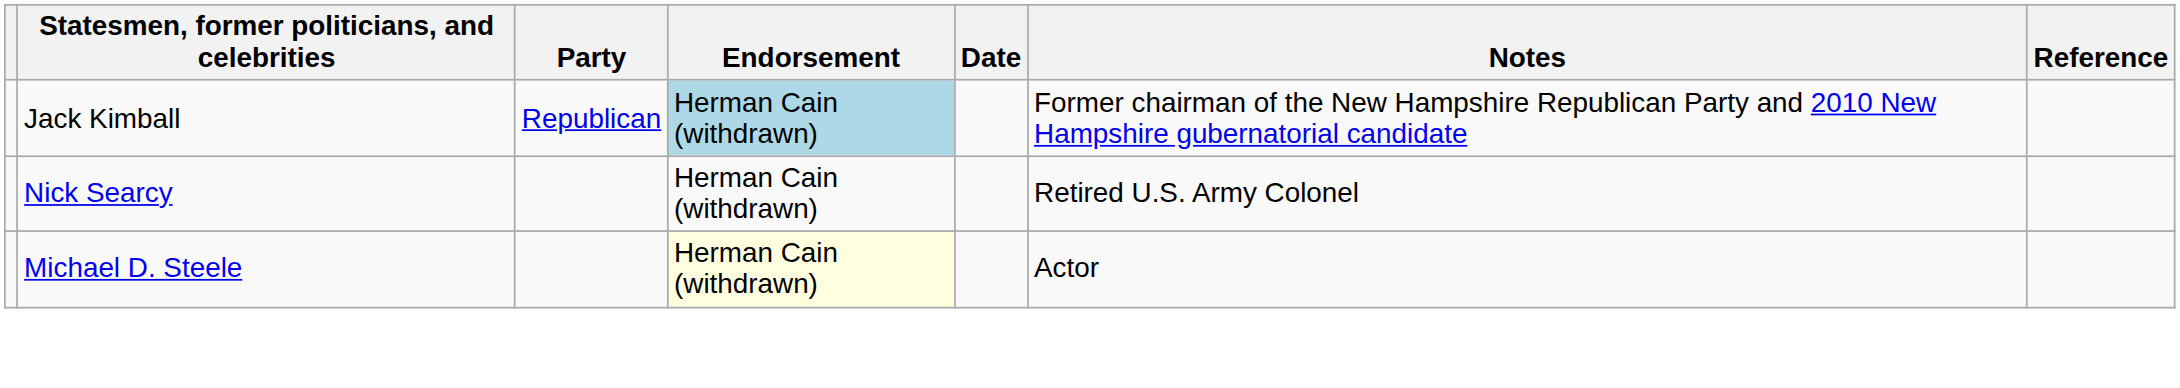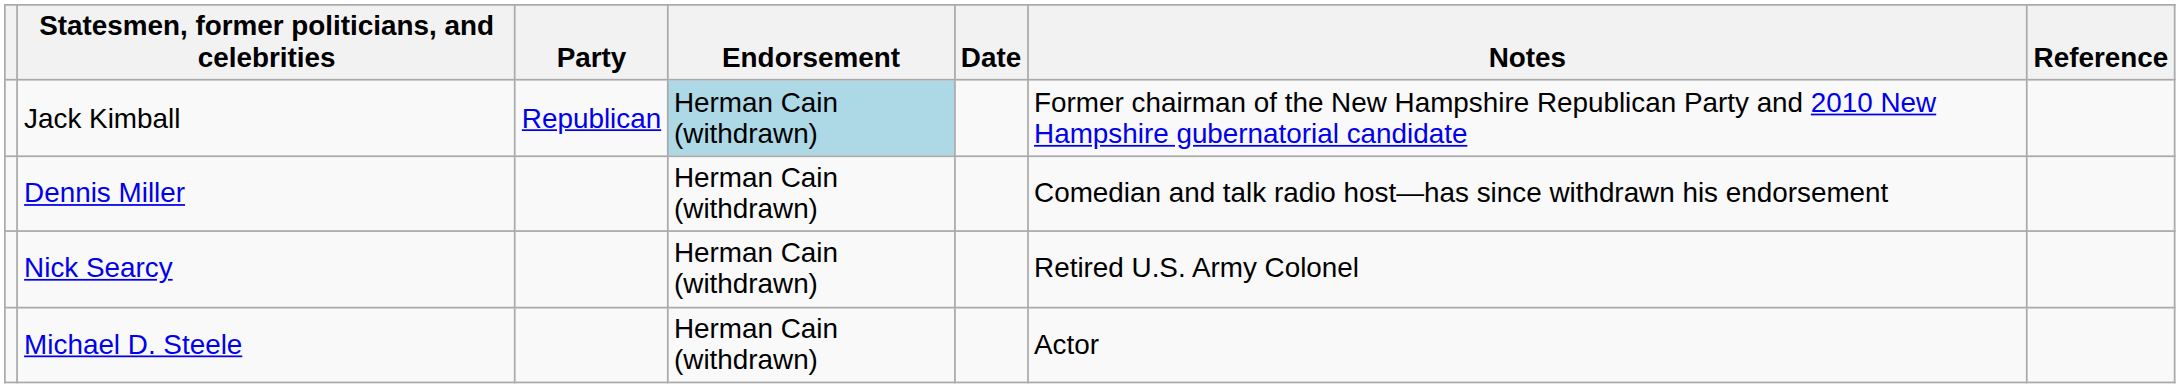+ row: (105, 193)
(756, 268) lightyellow background -> (756, 344) no background
